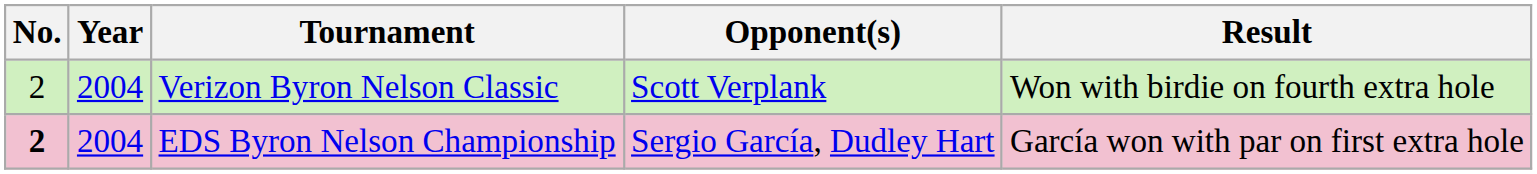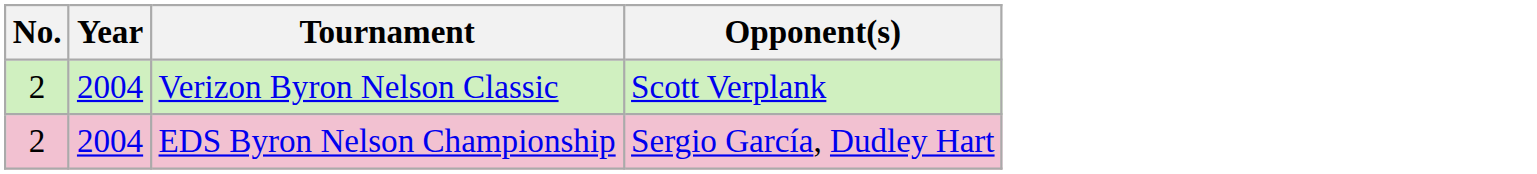- column: (1267, 32)
(37, 141) bold -> (37, 141) normal
